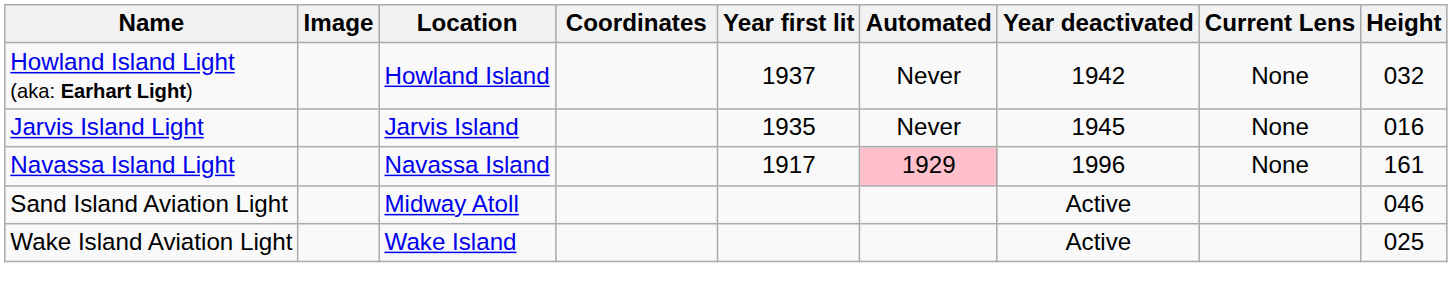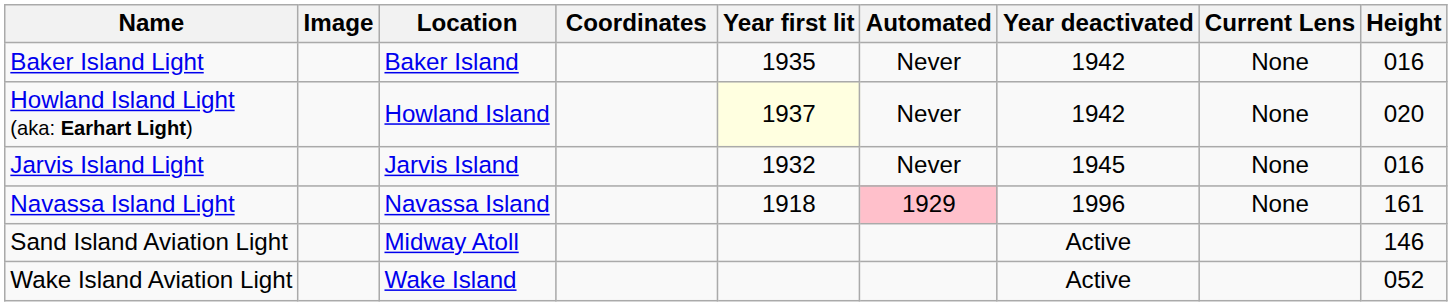+ row: (107, 61)
(789, 75) no background -> (789, 113) lightyellow background
(1404, 75) 032 -> (1404, 113) 020
(789, 127) 1935 -> (789, 165) 1932
(789, 165) 1917 -> (789, 204) 1918
(1404, 204) 046 -> (1404, 242) 146
(1404, 242) 025 -> (1404, 280) 052
